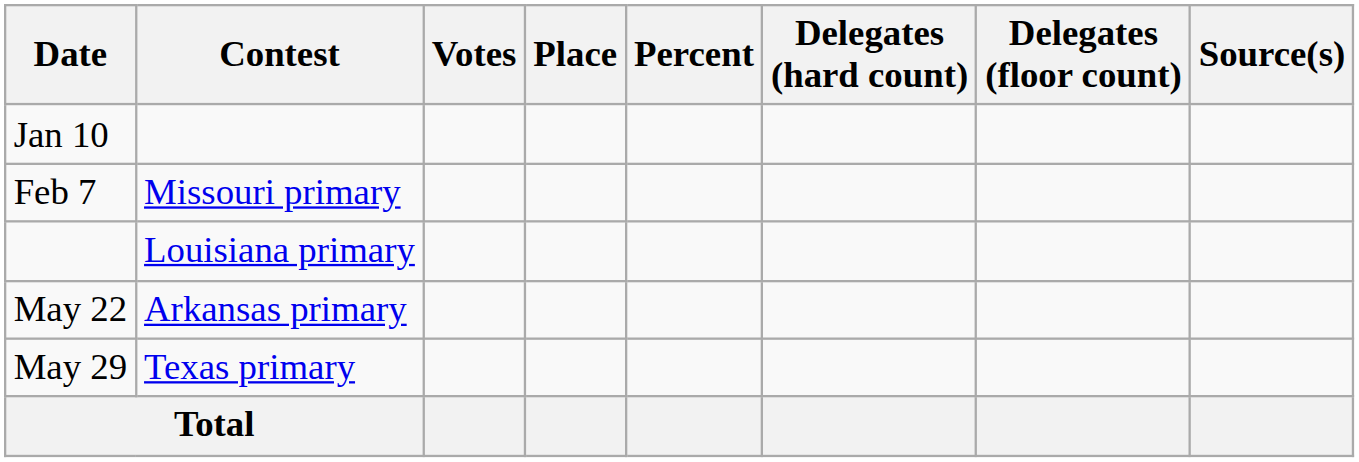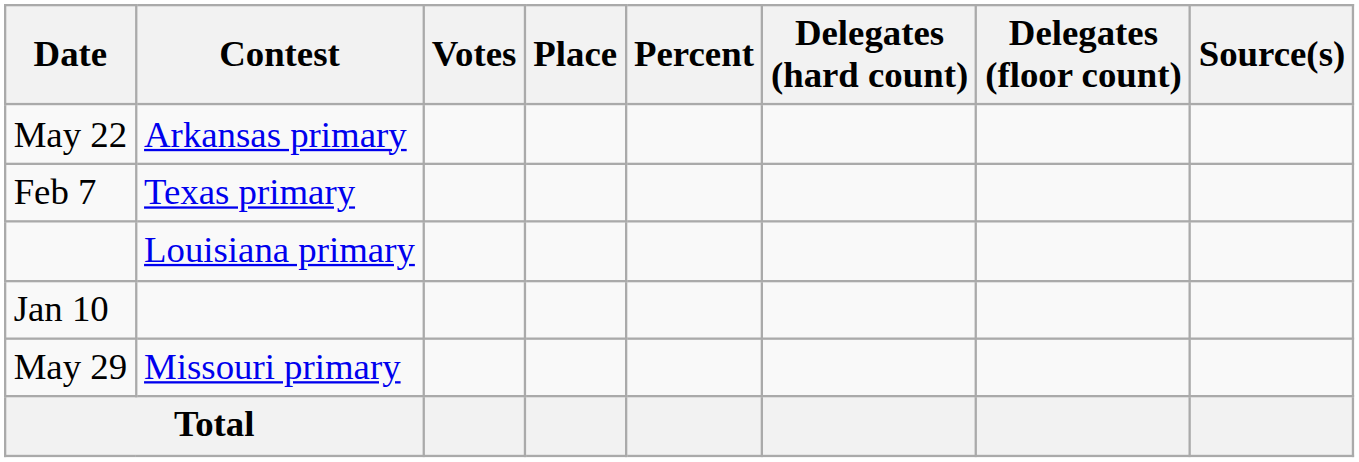rows swapped: (61, 133) <-> (70, 308)
(272, 191) Missouri primary -> (250, 191) Texas primary
(250, 366) Texas primary -> (272, 366) Missouri primary
